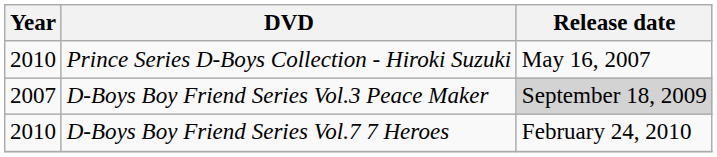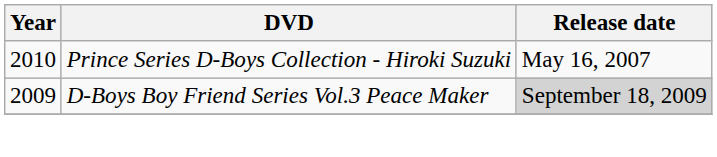(33, 95) 2007 -> (33, 95) 2009
- row: (258, 132)
